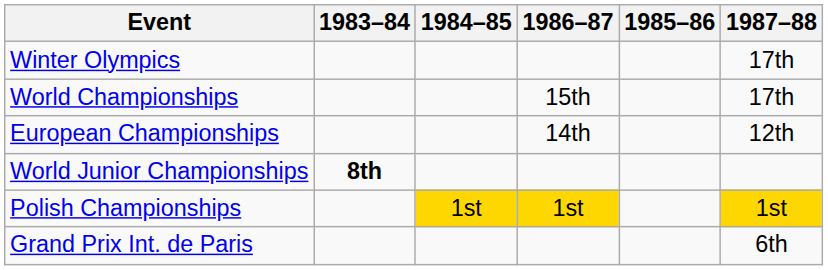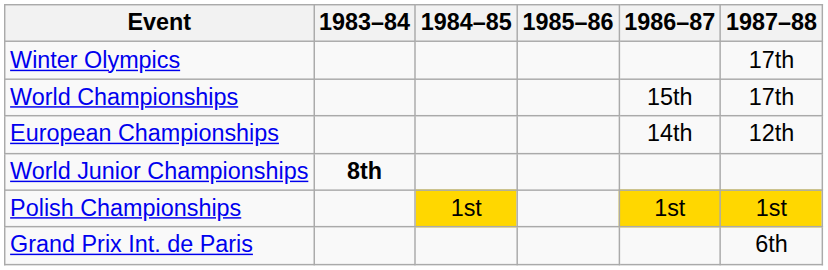columns swapped: (670, 23) <-> (568, 23)
